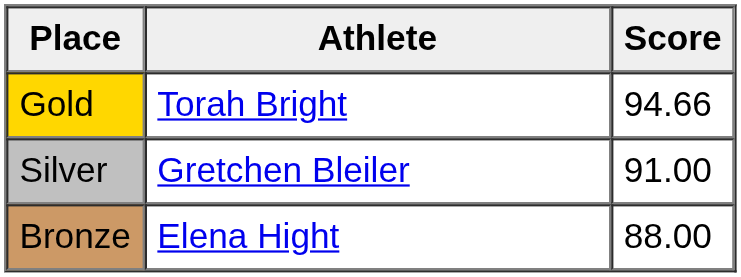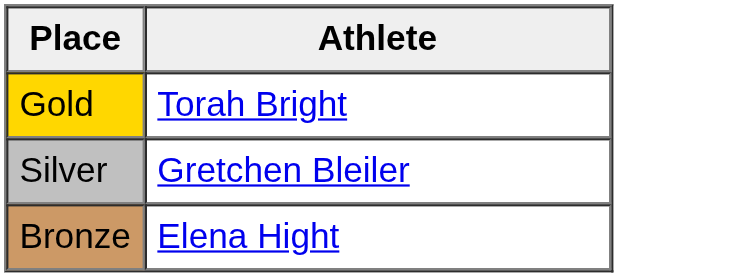- column: (673, 38)
